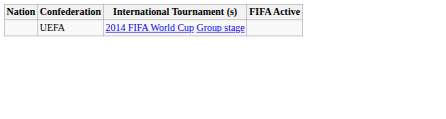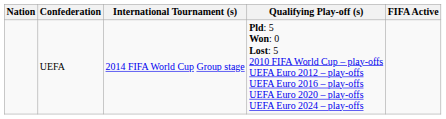+ column: (316, 12)
